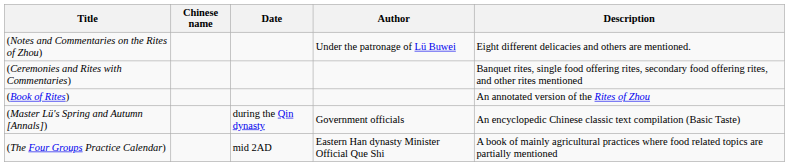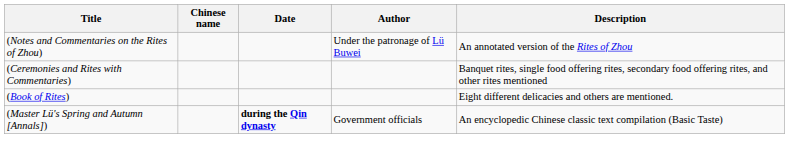(584, 46) Eight different delicacies and others are mentioned. -> (546, 46) An annotated version of the Rites of Zhou
(563, 97) An annotated version of the Rites of Zhou -> (566, 97) Eight different delicacies and others are mentioned.
(263, 119) normal -> (274, 119) bold
- row: (86, 147)
